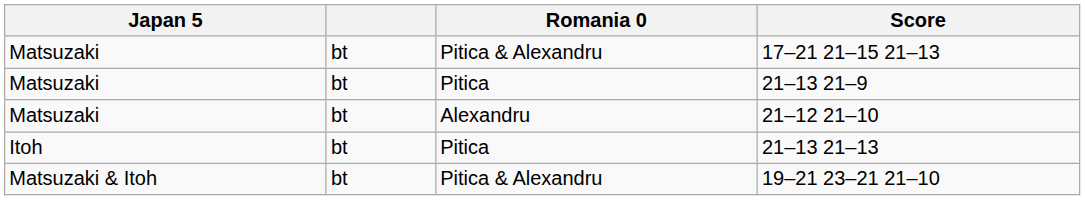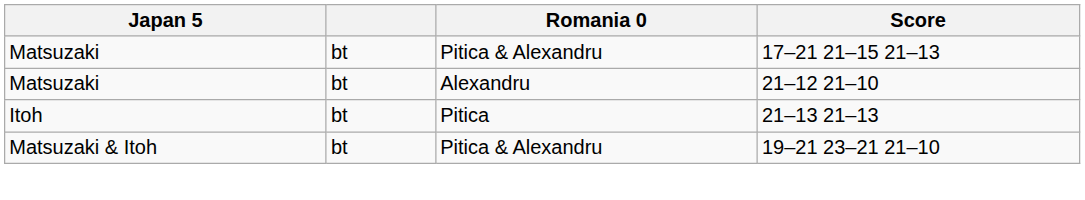- row: (815, 83)
